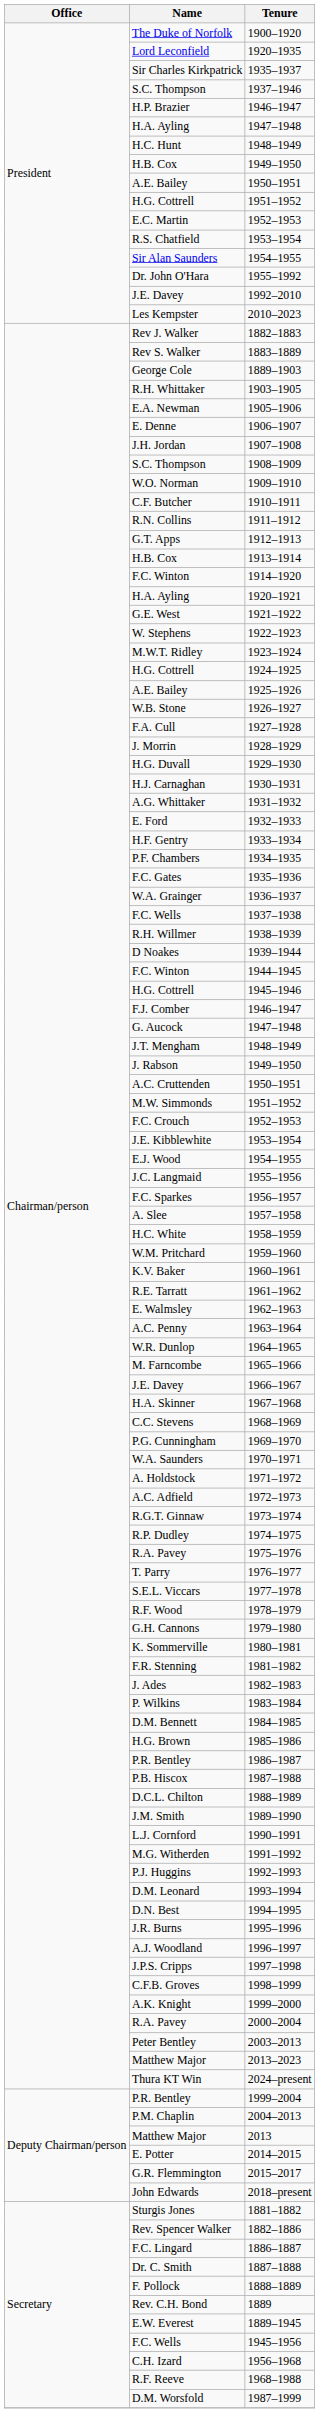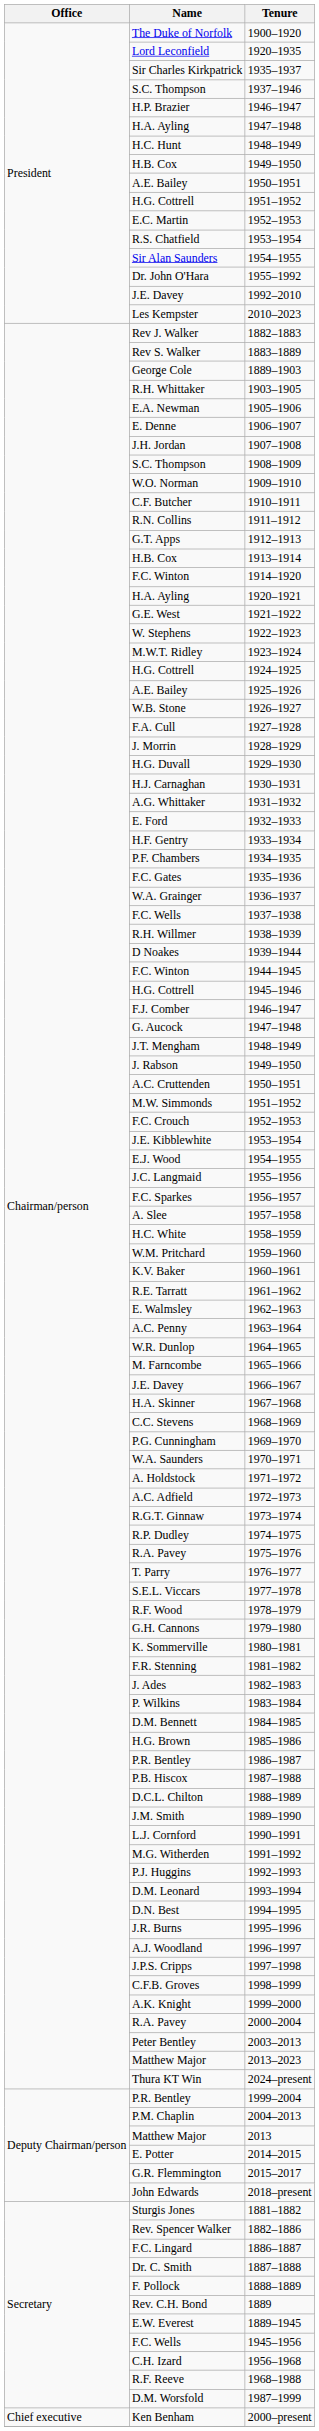+ row: (163, 2417)
